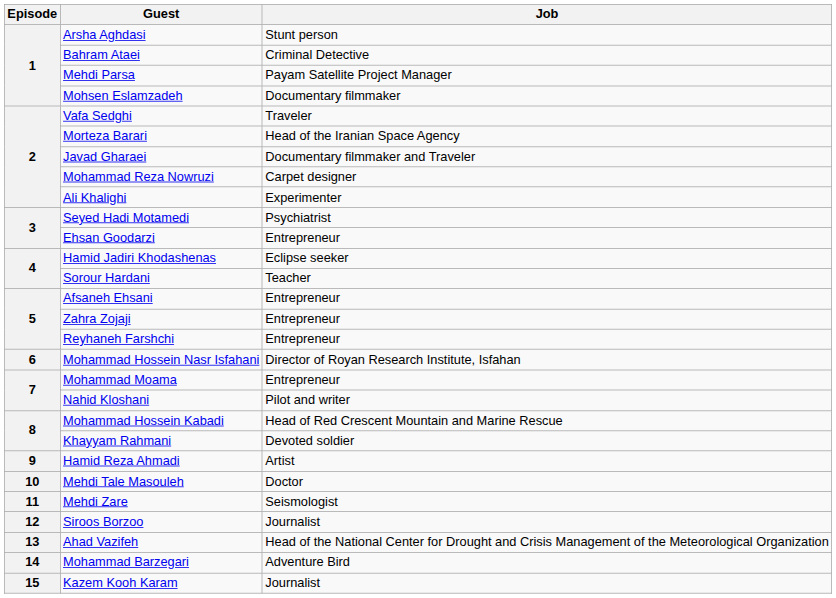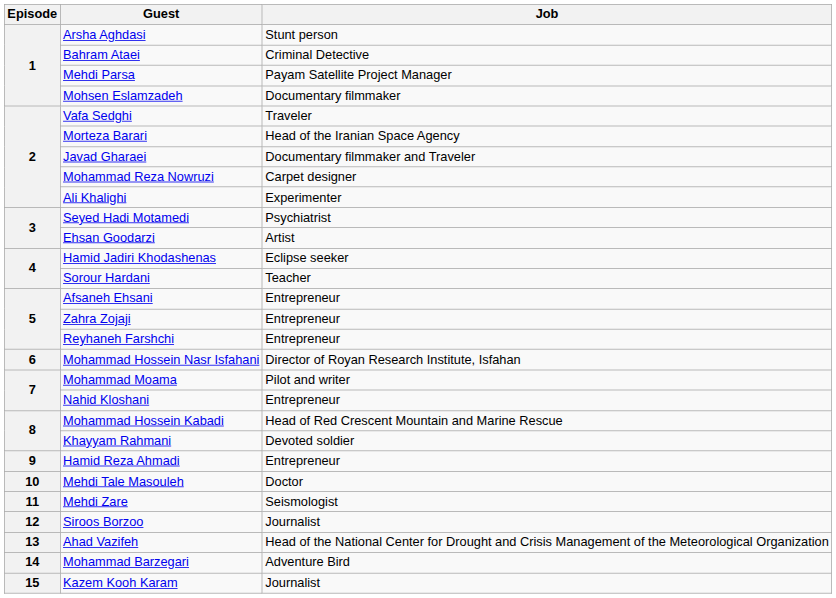(303, 237) Entrepreneur -> (280, 237) Artist
(303, 380) Entrepreneur -> (308, 380) Pilot and writer
(308, 400) Pilot and writer -> (303, 400) Entrepreneur
(280, 461) Artist -> (303, 461) Entrepreneur
